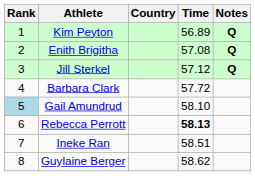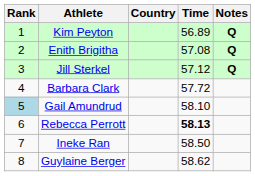(196, 143) 58.51 -> (196, 143) 58.50
